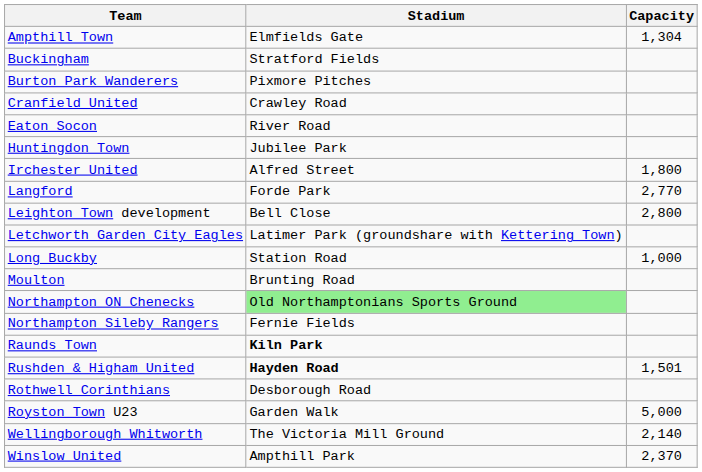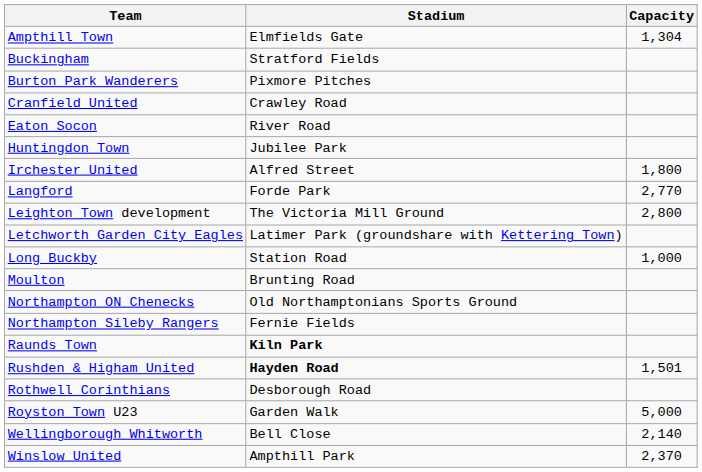(290, 214) Bell Close -> (347, 214) The Victoria Mill Ground
(383, 302) lightgreen background -> (383, 302) no background
(347, 434) The Victoria Mill Ground -> (290, 434) Bell Close
